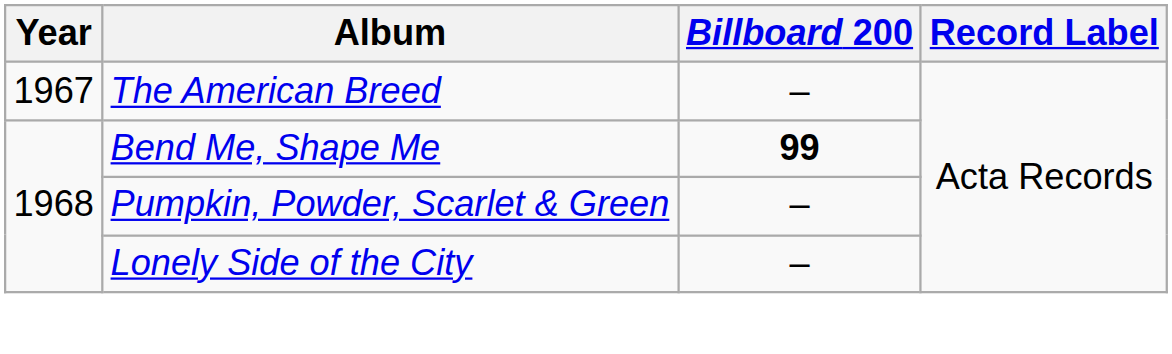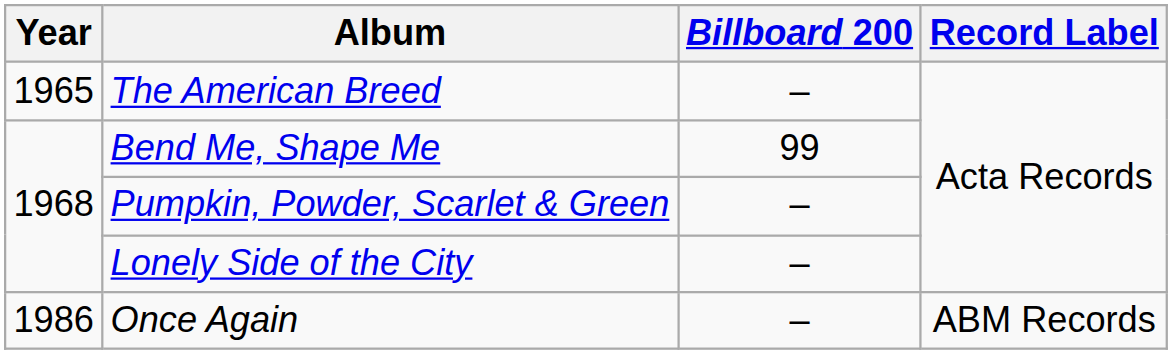(54, 90) 1967 -> (54, 90) 1965
(800, 147) bold -> (800, 147) normal
+ row: (204, 319)
